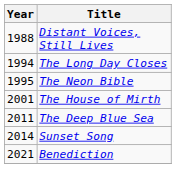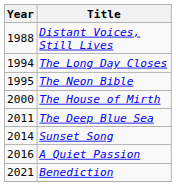(21, 99) 2001 -> (21, 99) 2000
+ row: (90, 154)
